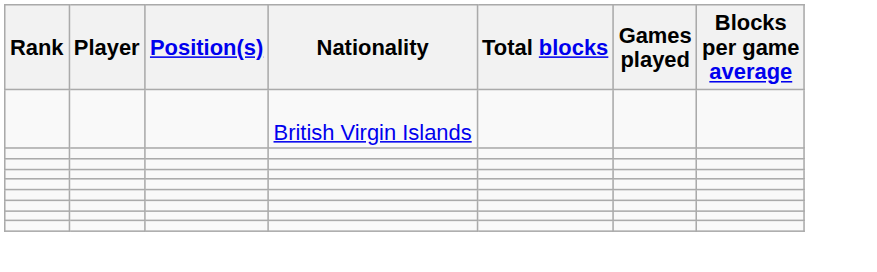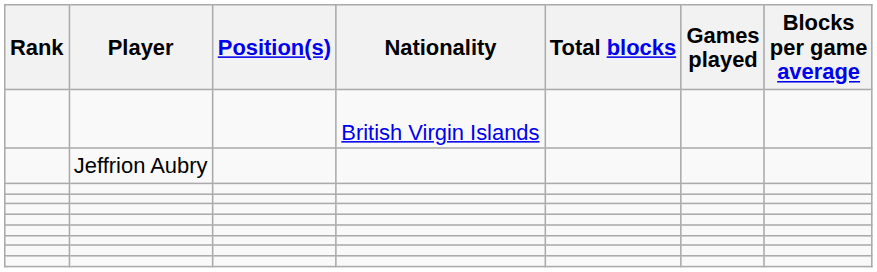+ row: (141, 166)
